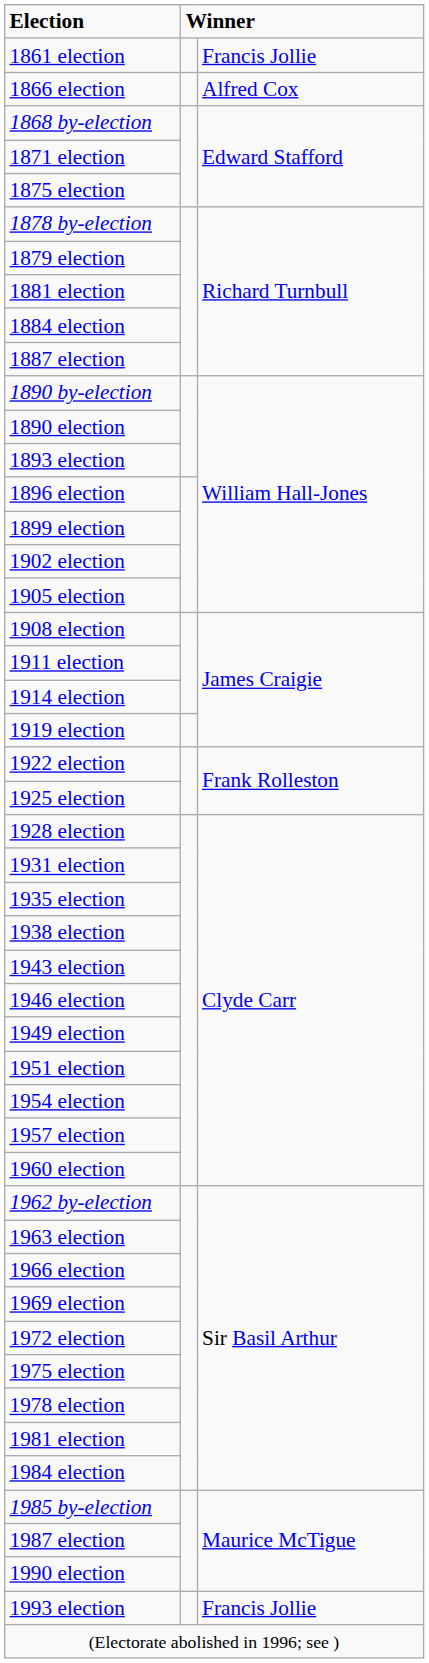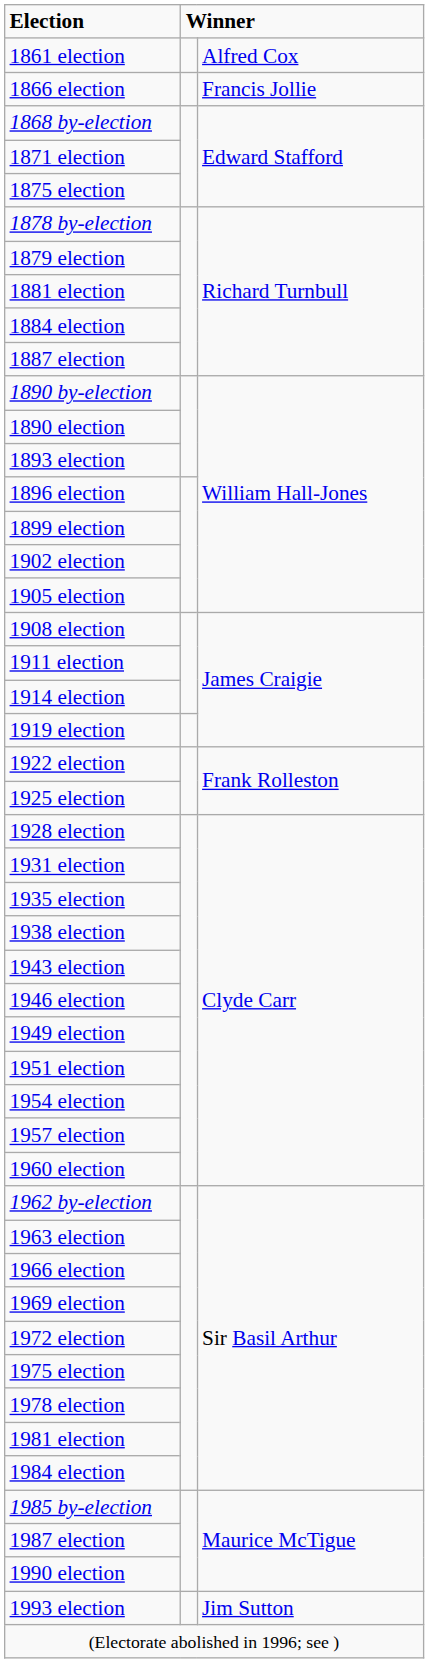(259, 55) Francis Jollie -> (250, 55) Alfred Cox
(250, 88) Alfred Cox -> (259, 88) Francis Jollie
(259, 1607) Francis Jollie -> (248, 1607) Jim Sutton
